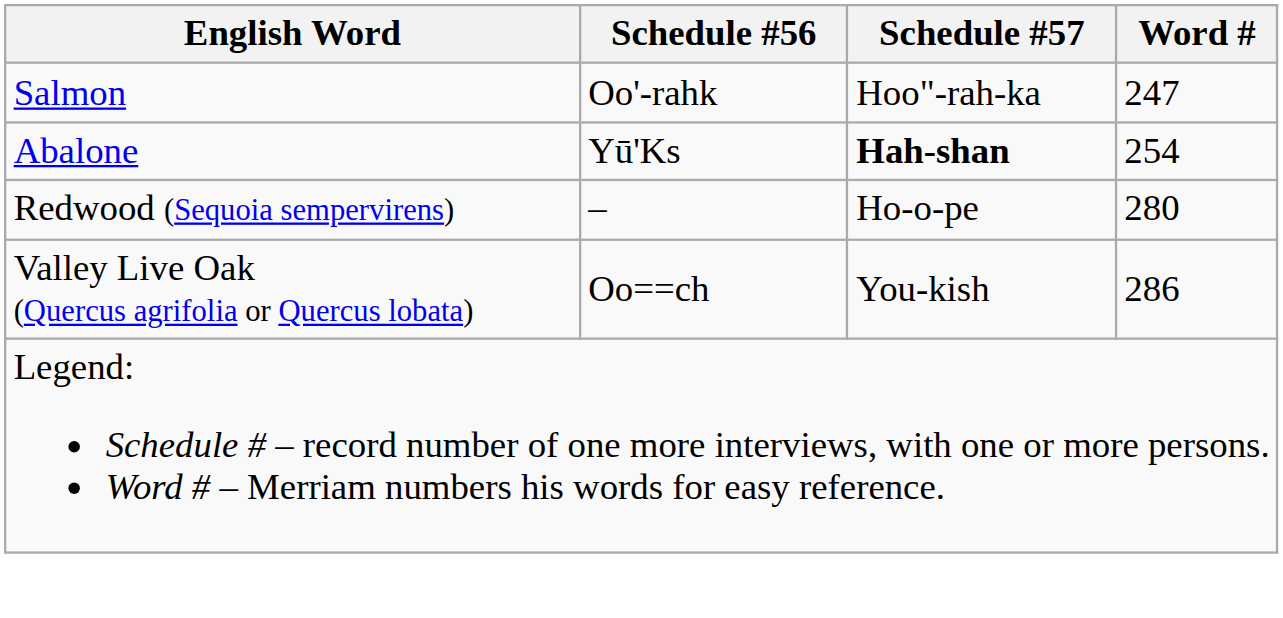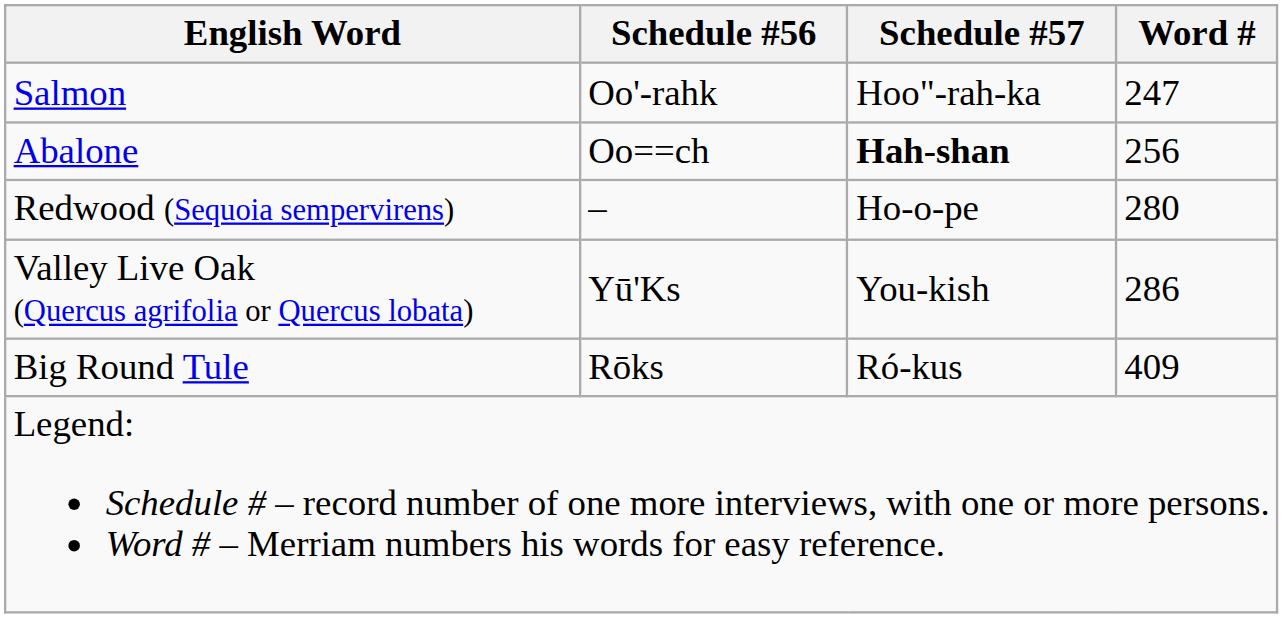(634, 150) Yū'Ks -> (649, 150) Oo==ch
(1152, 150) 254 -> (1152, 150) 256
(649, 287) Oo==ch -> (634, 287) Yū'Ks
+ row: (131, 366)
